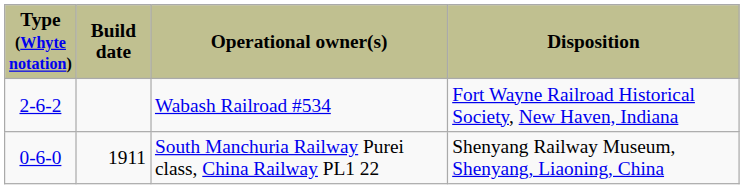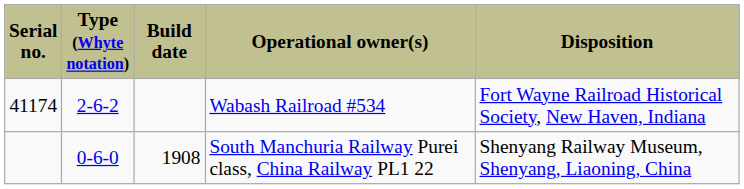+ column: (33, 41)
(127, 157) 1911 -> (181, 157) 1908
